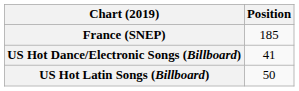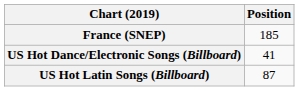(269, 75) 50 -> (269, 75) 87
